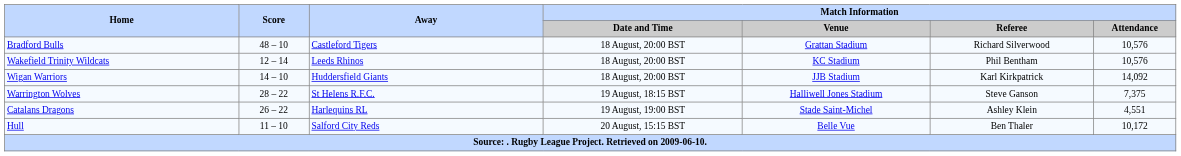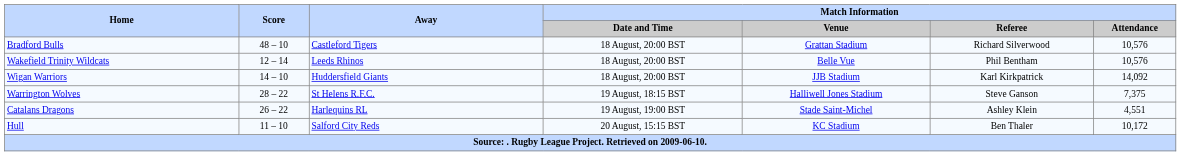(836, 61) KC Stadium -> (836, 61) Belle Vue
(836, 126) Belle Vue -> (836, 126) KC Stadium
